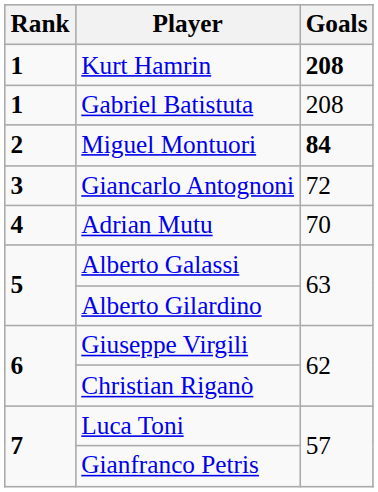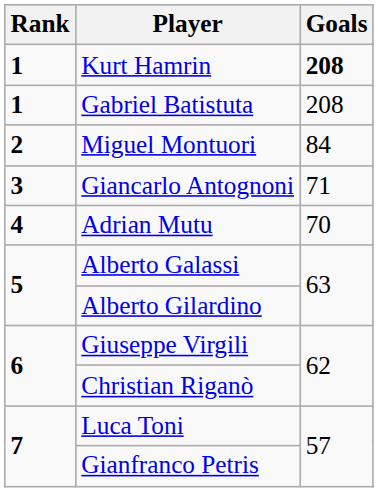(318, 144) bold -> (318, 144) normal
(318, 184) 72 -> (318, 184) 71
